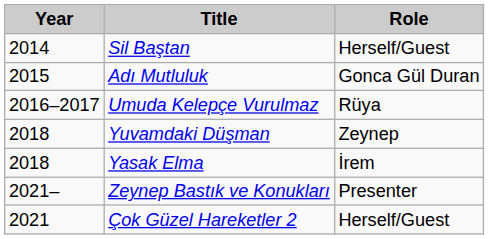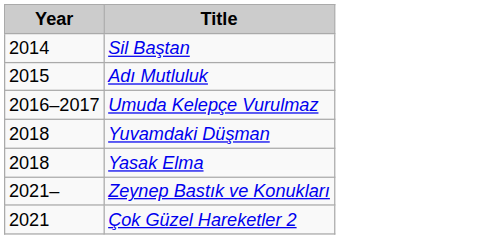- column: (409, 19)
